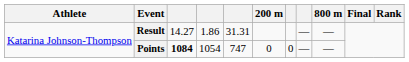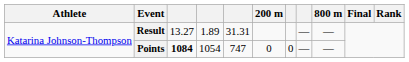(182, 31) 14.27 -> (182, 31) 13.27
(210, 31) 1.86 -> (210, 31) 1.89
